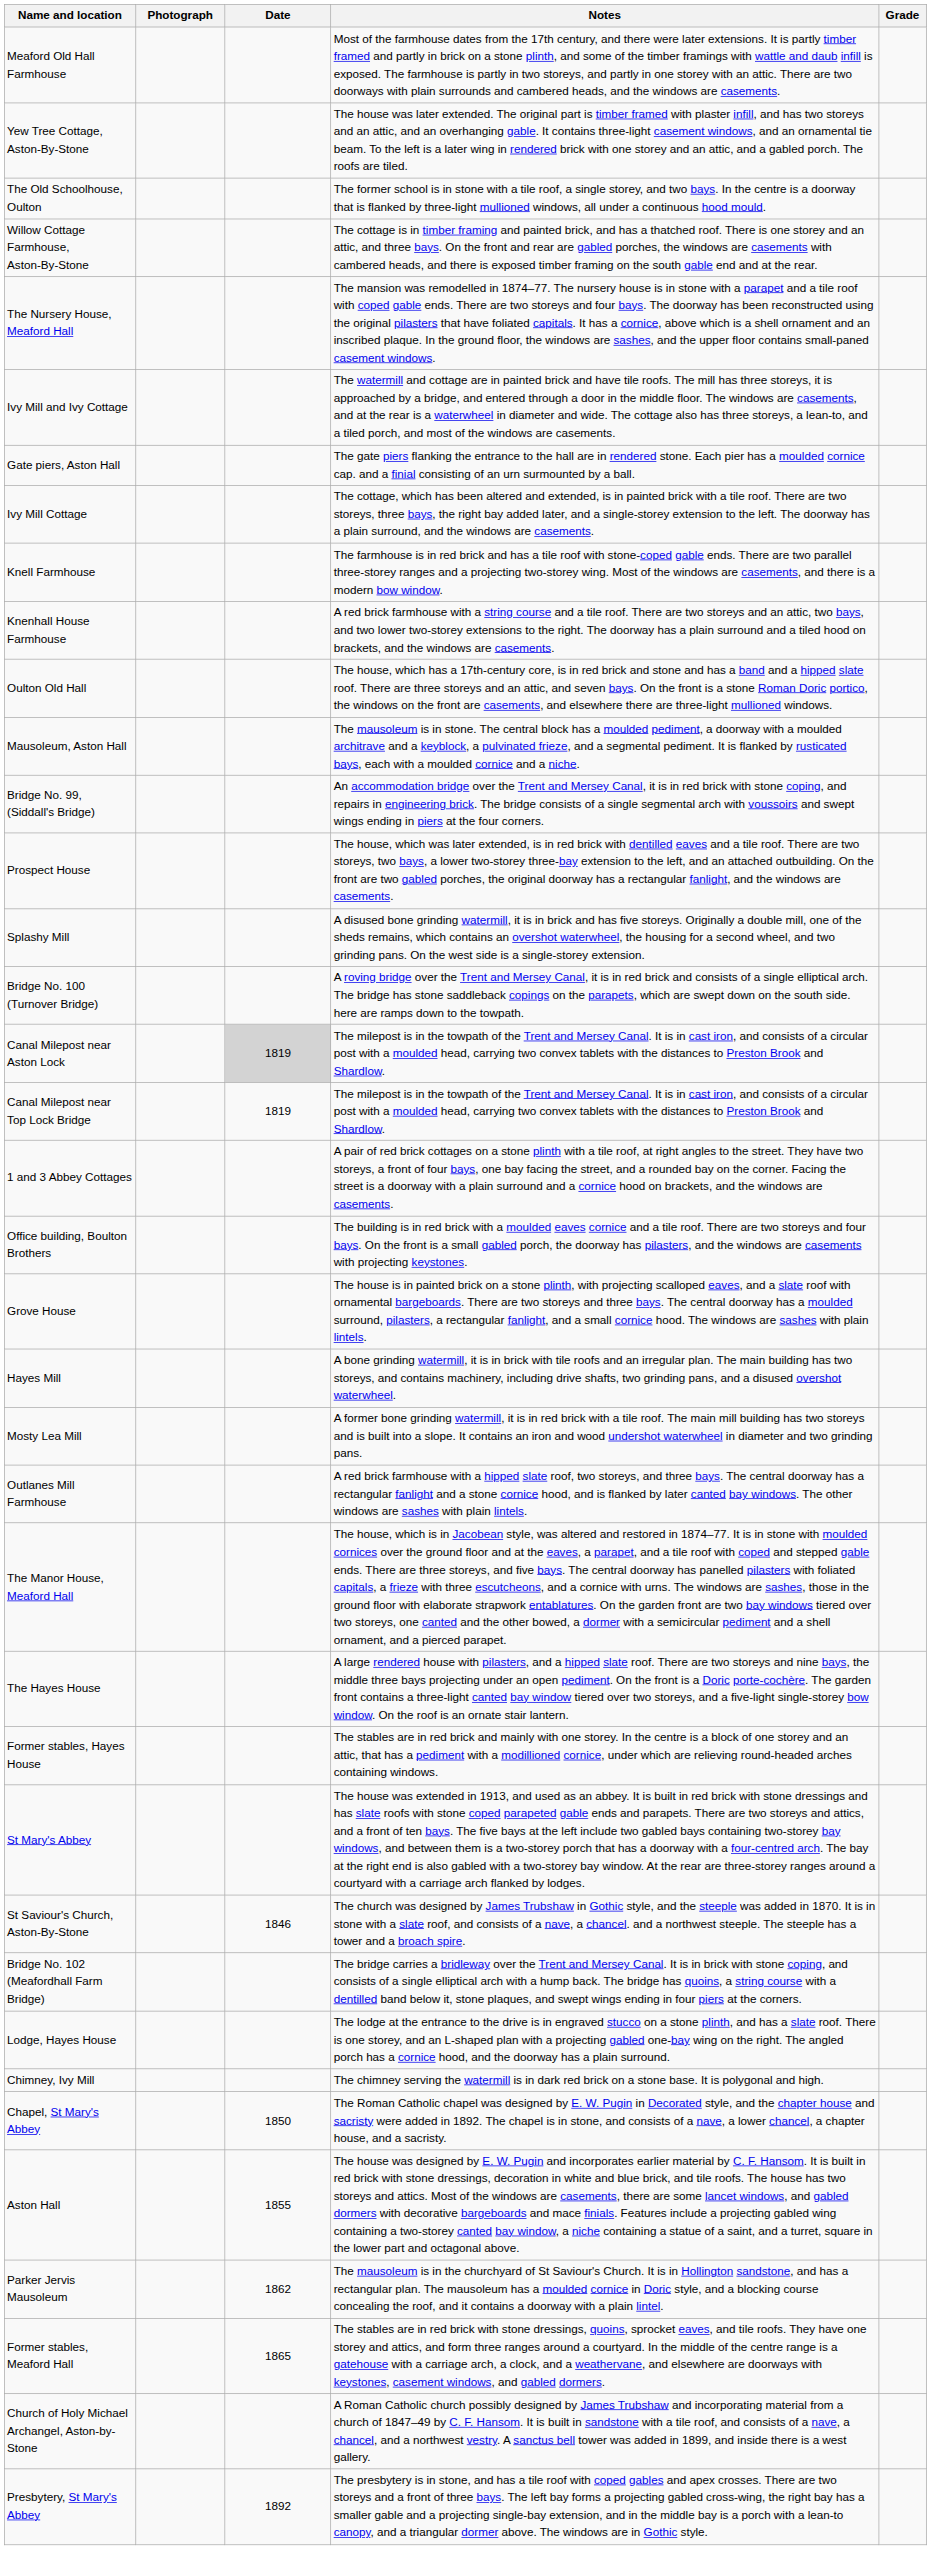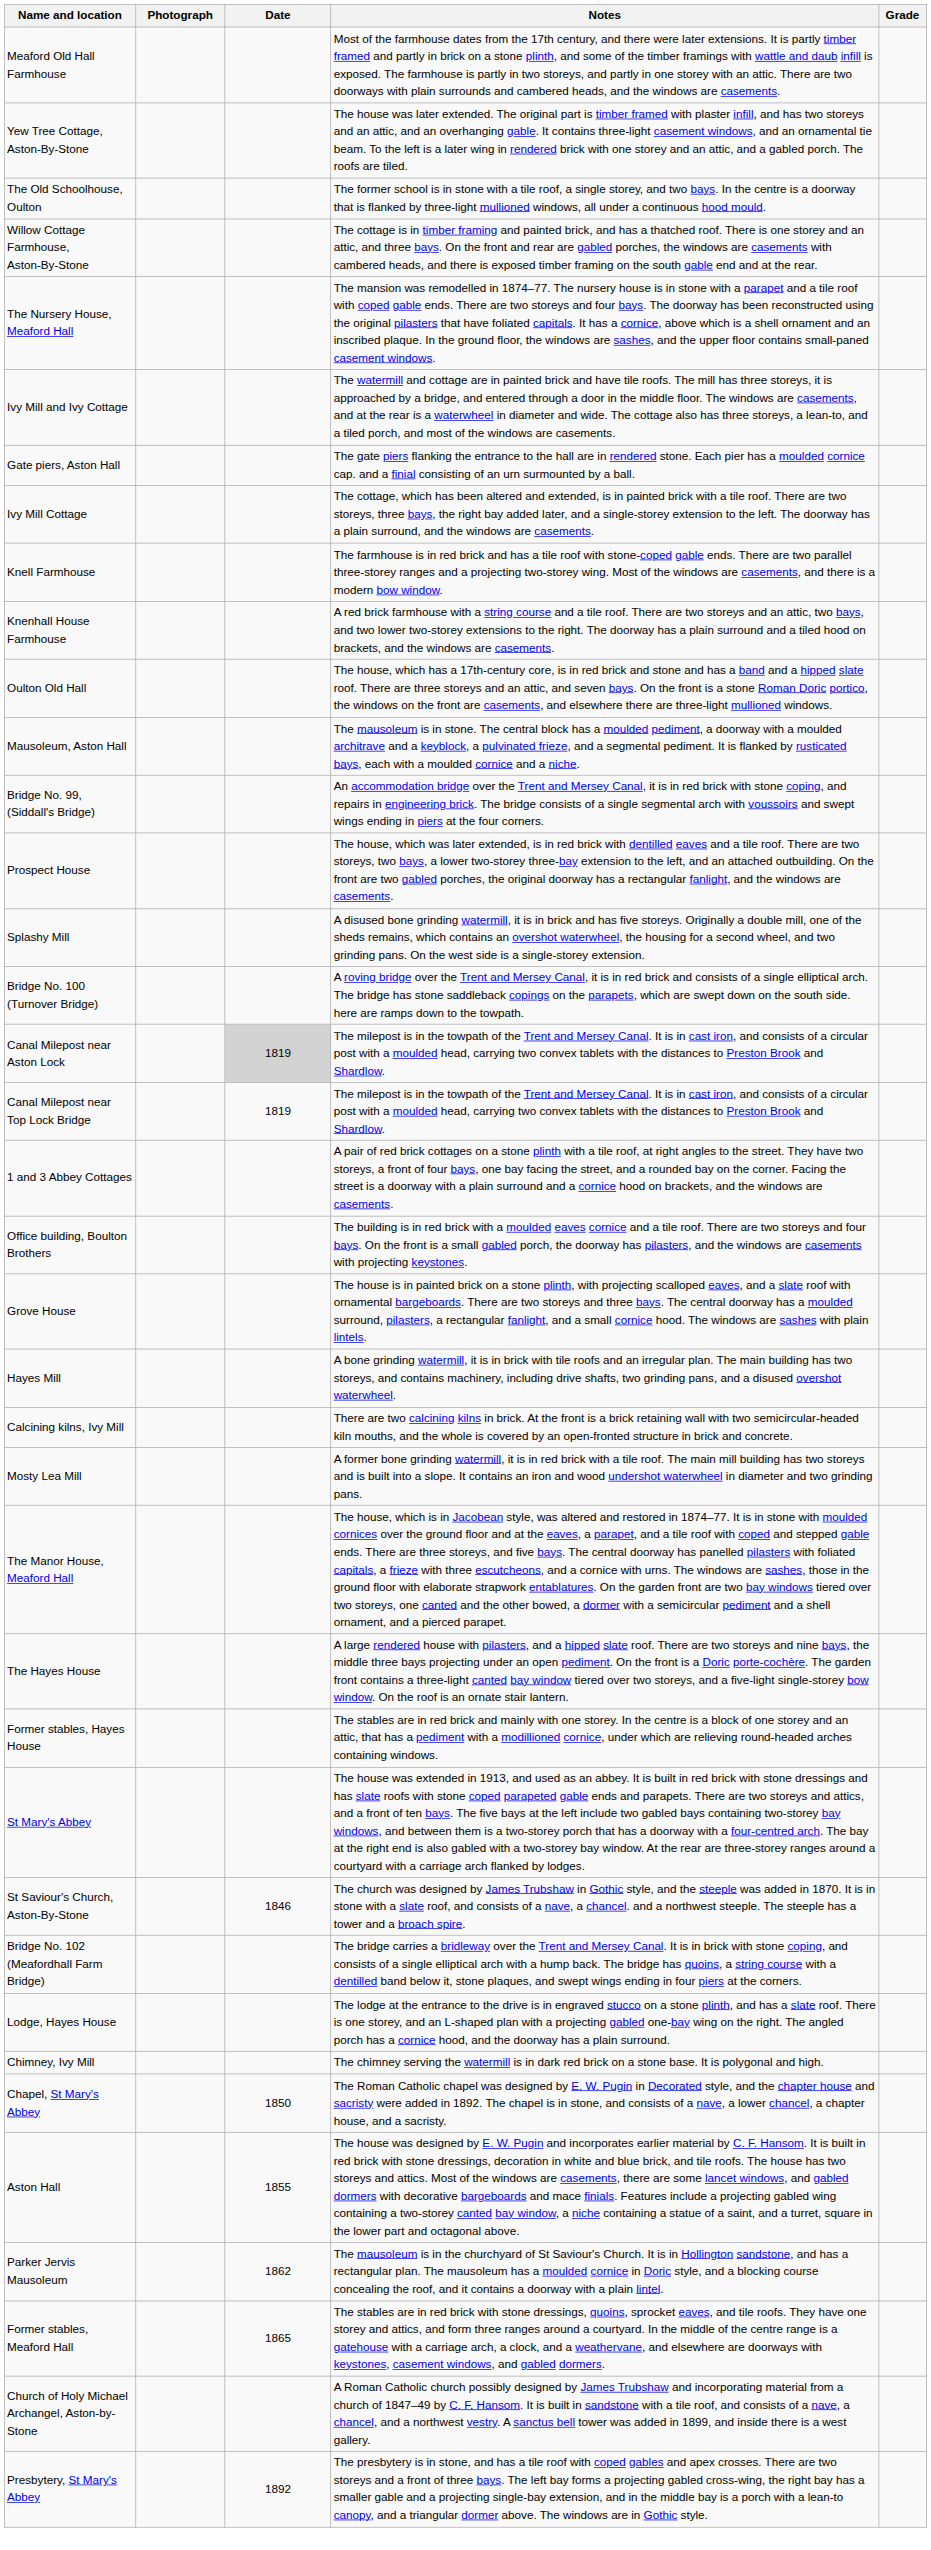+ row: (65, 1427)
- row: (41, 1494)
